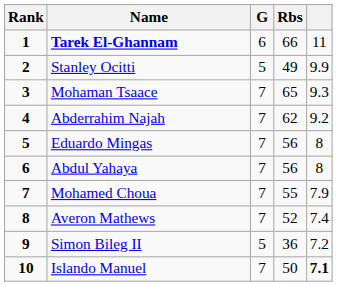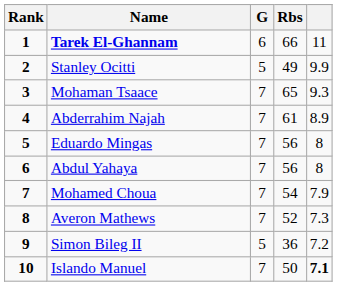(290, 118) 62 -> (290, 118) 61
(319, 118) 9.2 -> (319, 118) 8.9
(290, 193) 55 -> (290, 193) 54
(319, 218) 7.4 -> (319, 218) 7.3
